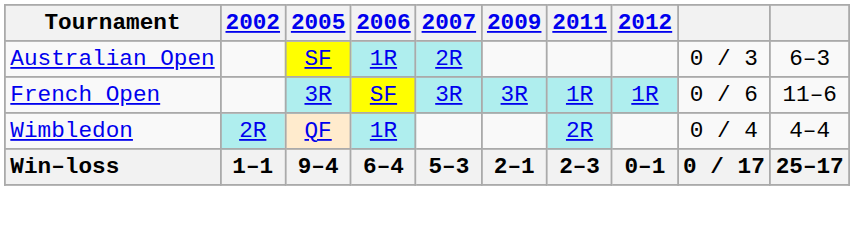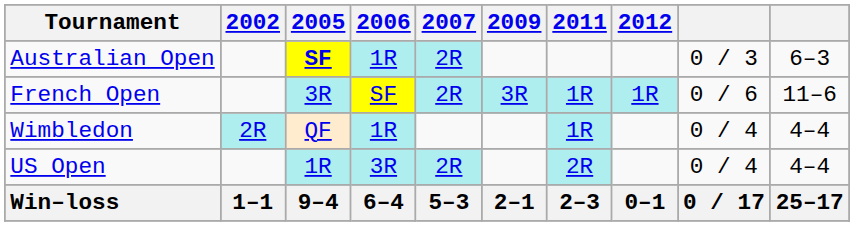(318, 59) normal -> (318, 59) bold
(449, 95) 3R -> (449, 95) 2R
(580, 131) 2R -> (580, 131) 1R
+ row: (58, 167)
